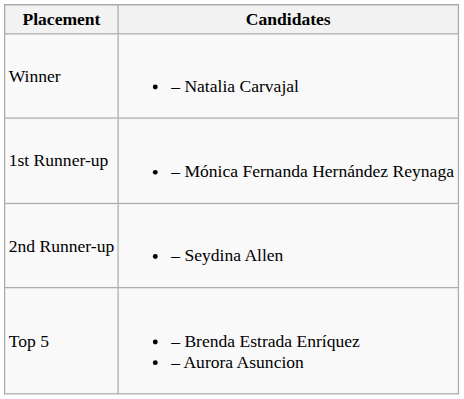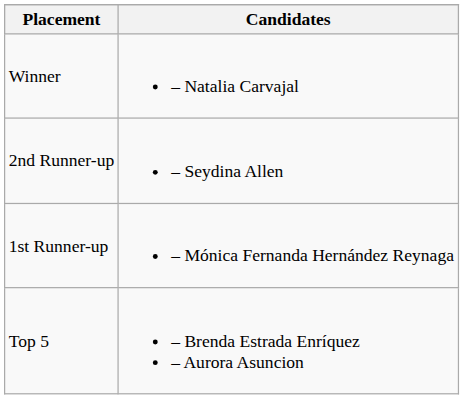rows swapped: (59, 161) <-> (61, 245)
